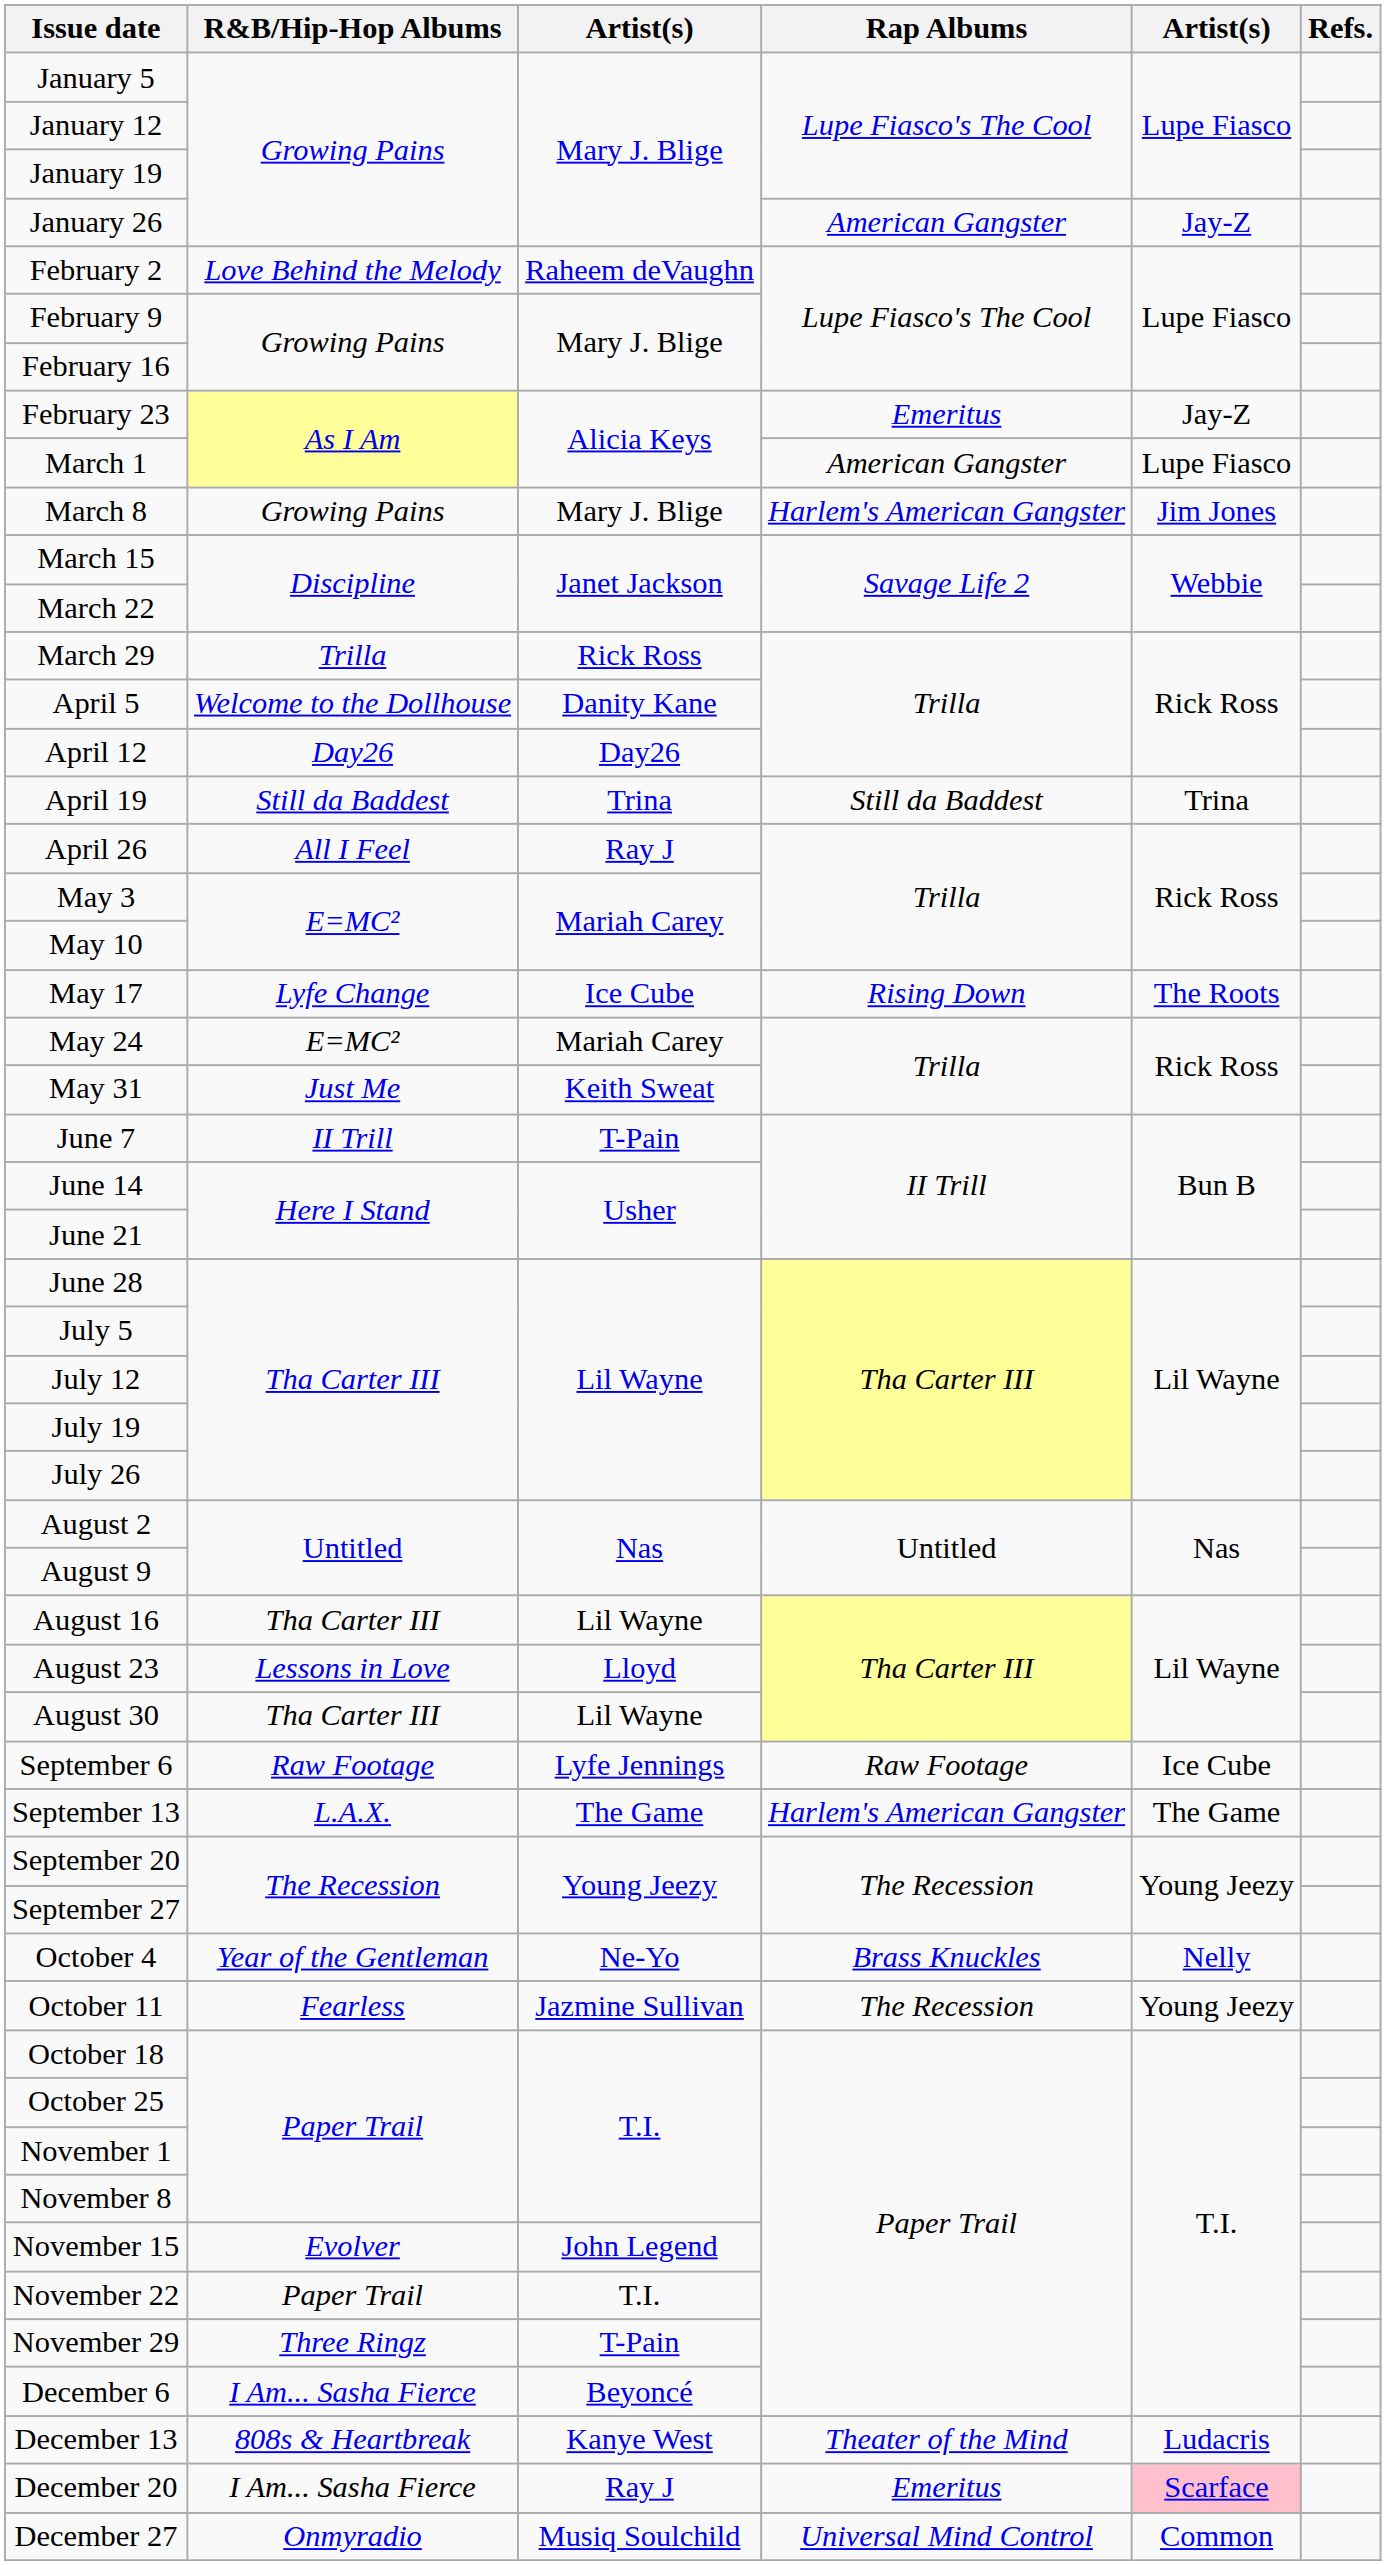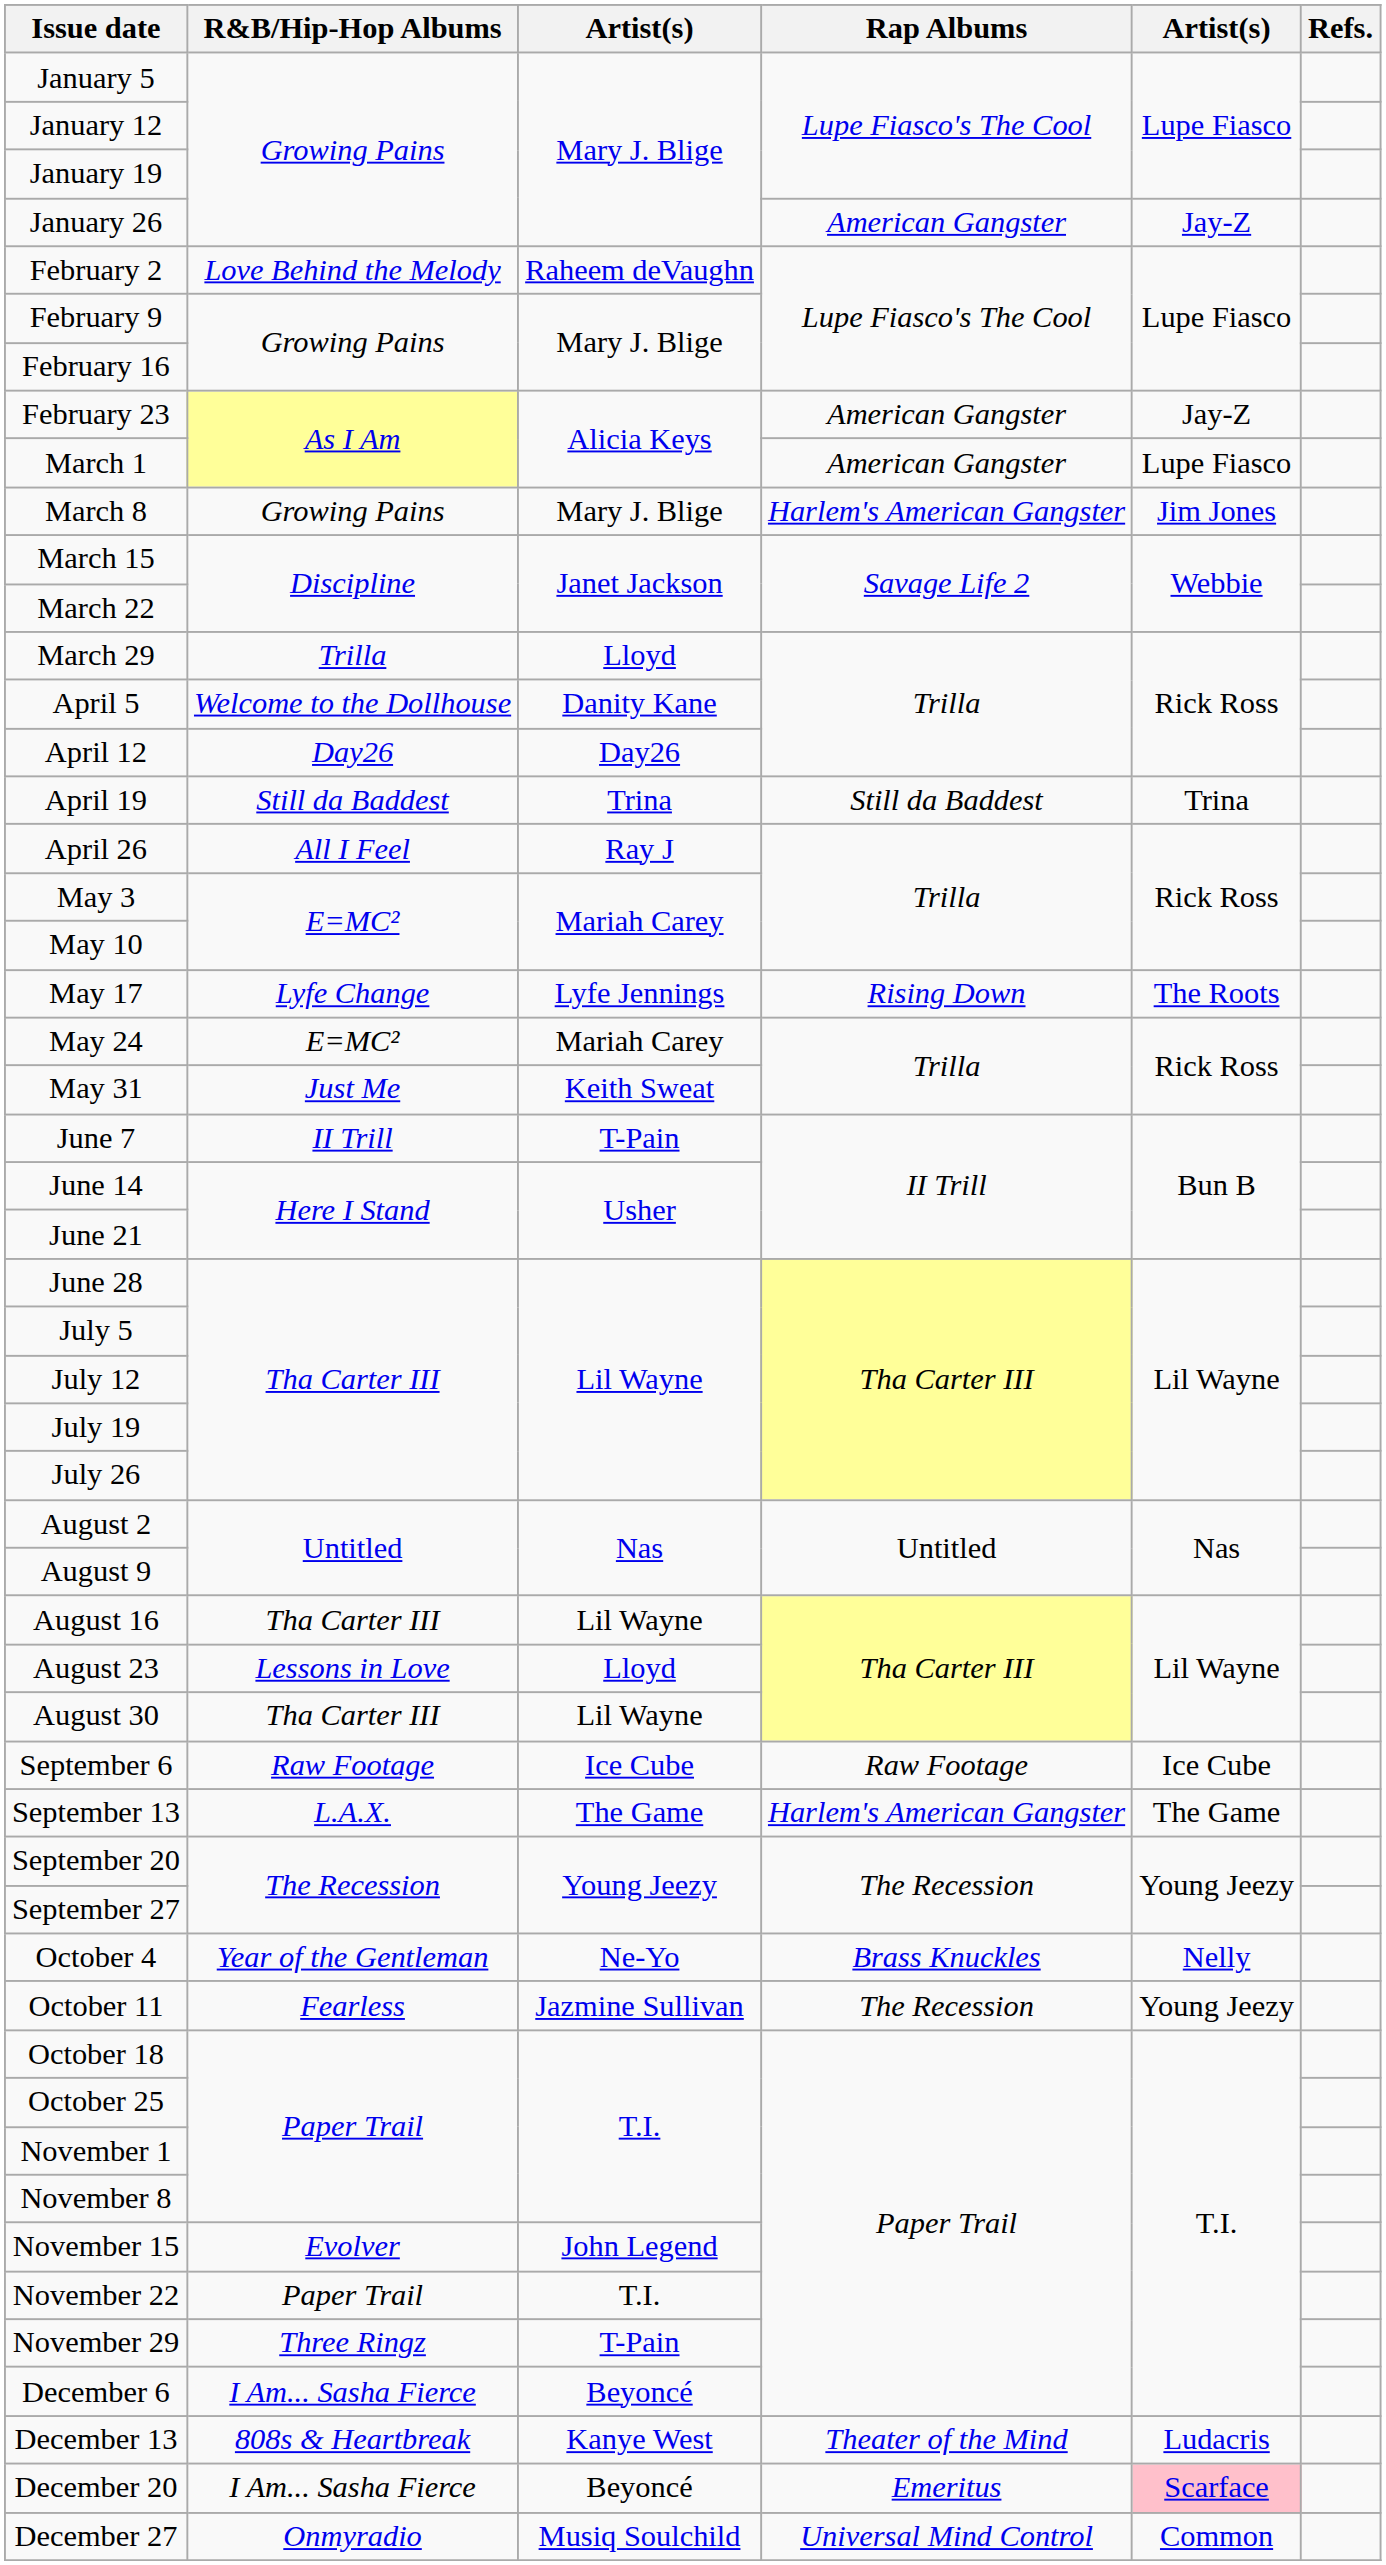(947, 414) Emeritus -> (947, 414) American Gangster
(640, 655) Rick Ross -> (640, 655) Lloyd
(640, 992) Ice Cube -> (640, 992) Lyfe Jennings
(640, 1764) Lyfe Jennings -> (640, 1764) Ice Cube
(640, 2487) Ray J -> (640, 2487) Beyoncé
